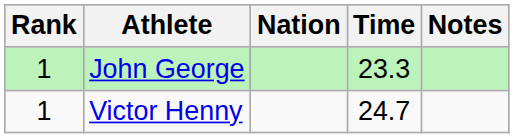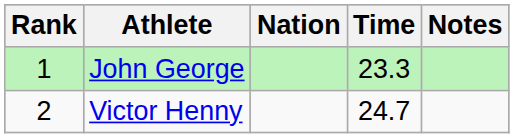(44, 111) 1 -> (44, 111) 2
